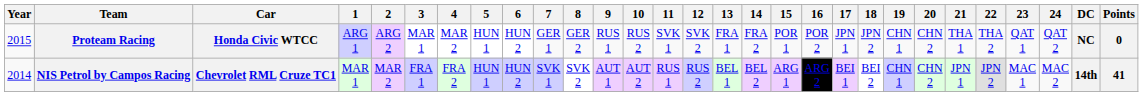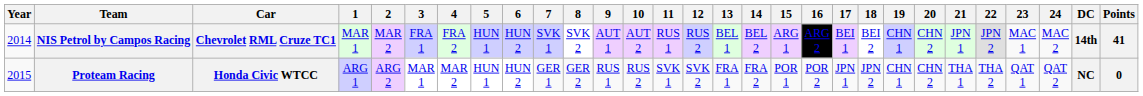rows swapped: (114, 74) <-> (114, 40)
